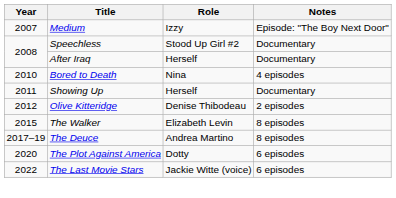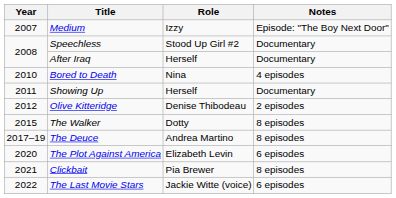(199, 122) Elizabeth Levin -> (177, 122) Dotty
(177, 153) Dotty -> (199, 153) Elizabeth Levin
+ row: (69, 169)
